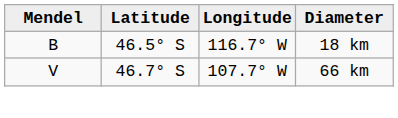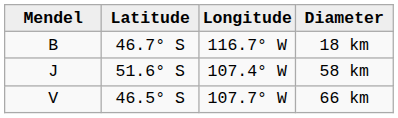(150, 45) 46.5° S -> (150, 45) 46.7° S
+ row: (344, 72)
(150, 72) 46.7° S -> (150, 99) 46.5° S
